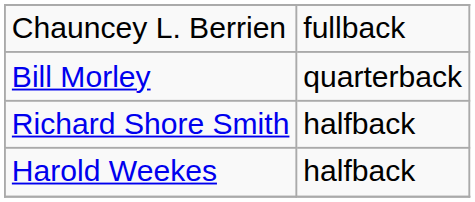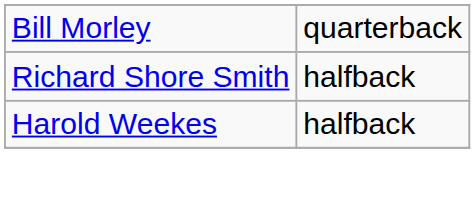- row: (149, 28)
